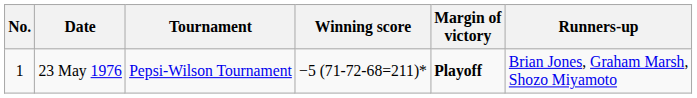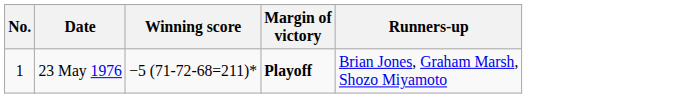- column: (210, 26)
